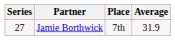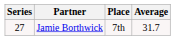(151, 27) 31.9 -> (151, 27) 31.7
